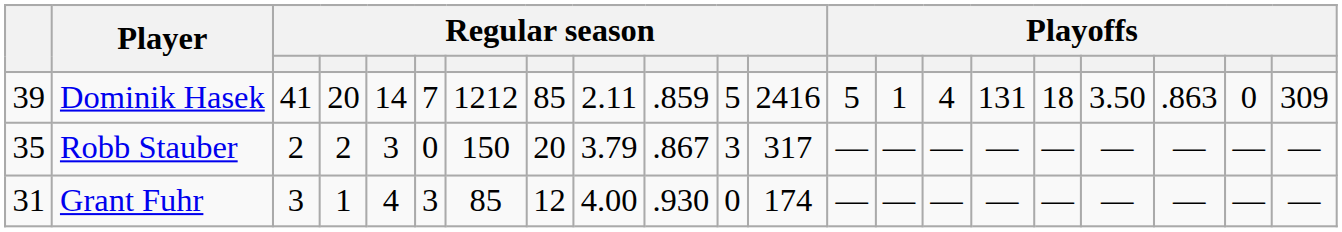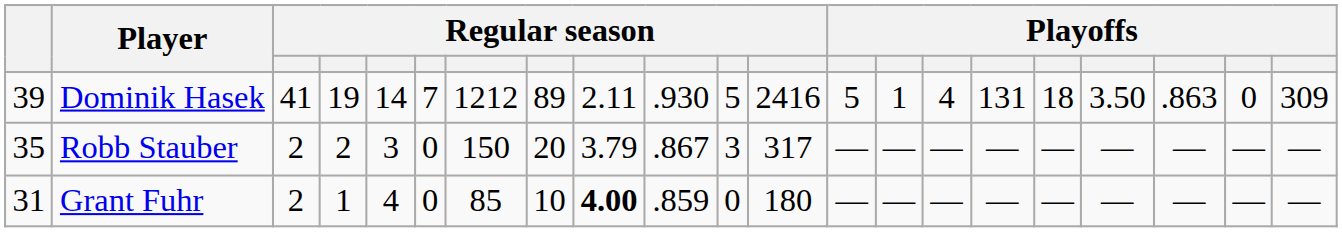(343, 96) 20 -> (343, 96) 19
(549, 96) 85 -> (549, 96) 89
(681, 96) .859 -> (681, 96) .930
(296, 199) 3 -> (296, 199) 2
(430, 199) 3 -> (430, 199) 0
(549, 199) 12 -> (549, 199) 10
(609, 199) normal -> (609, 199) bold
(681, 199) .930 -> (681, 199) .859
(788, 199) 174 -> (788, 199) 180
